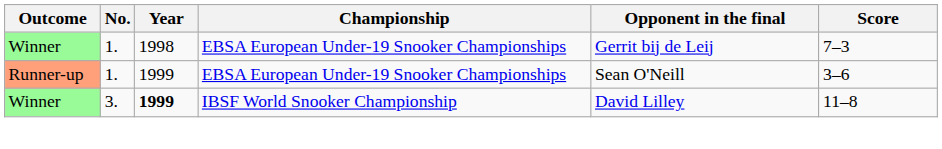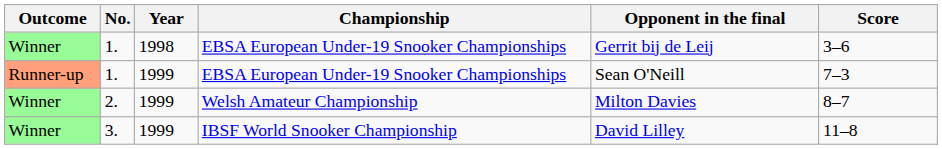(836, 46) 7–3 -> (836, 46) 3–6
(836, 74) 3–6 -> (836, 74) 7–3
+ row: (35, 102)
(156, 102) bold -> (156, 130) normal
